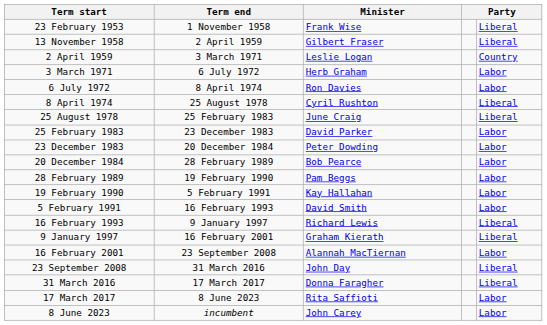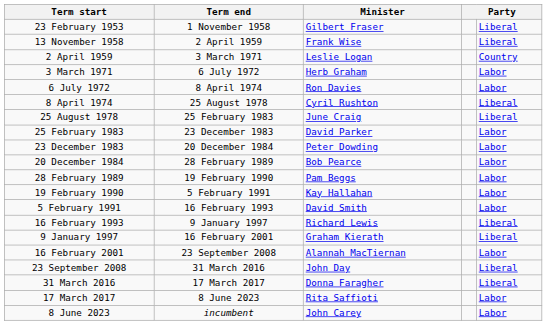(334, 27) Frank Wise -> (345, 27) Gilbert Fraser
(345, 42) Gilbert Fraser -> (334, 42) Frank Wise
